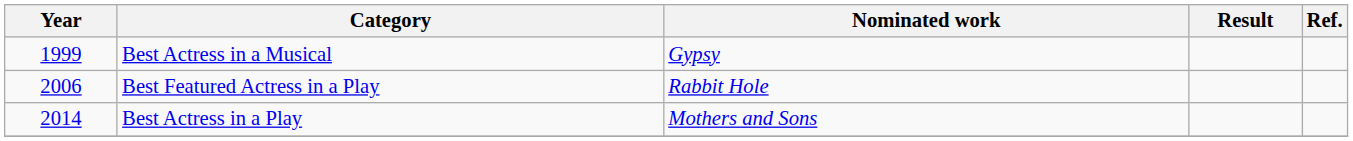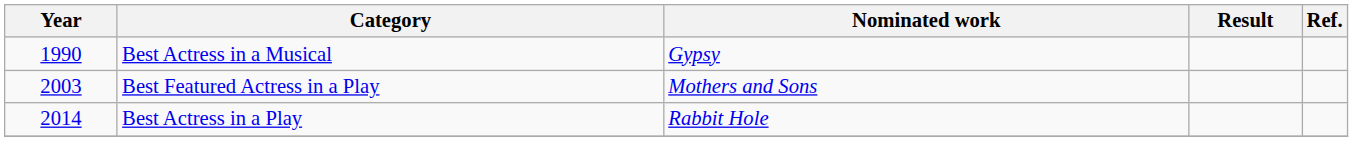(61, 53) 1999 -> (61, 53) 1990
(61, 86) 2006 -> (61, 86) 2003
(718, 86) Rabbit Hole -> (743, 86) Mothers and Sons
(743, 119) Mothers and Sons -> (718, 119) Rabbit Hole
